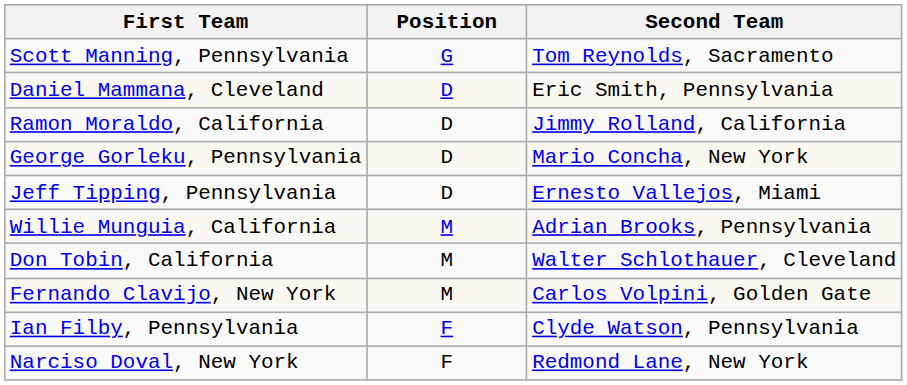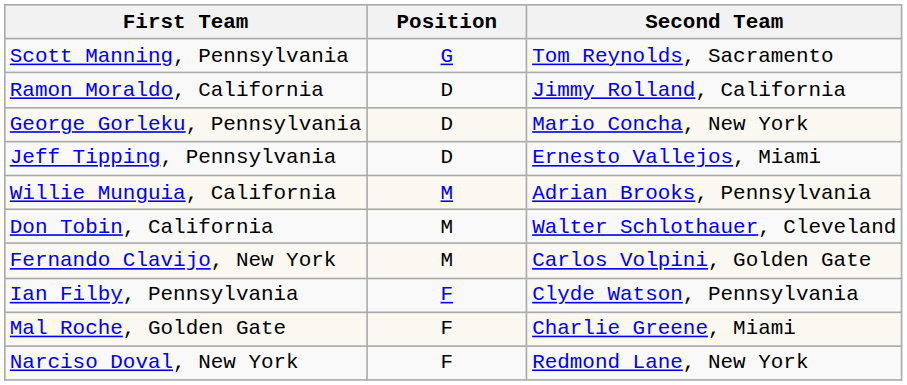- row: (167, 90)
+ row: (148, 329)
